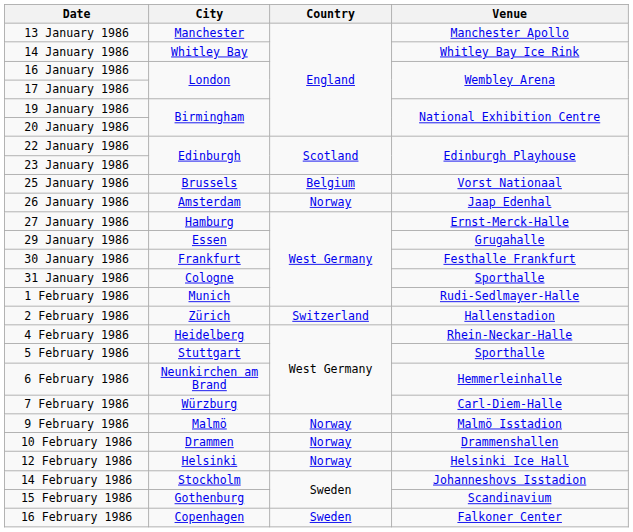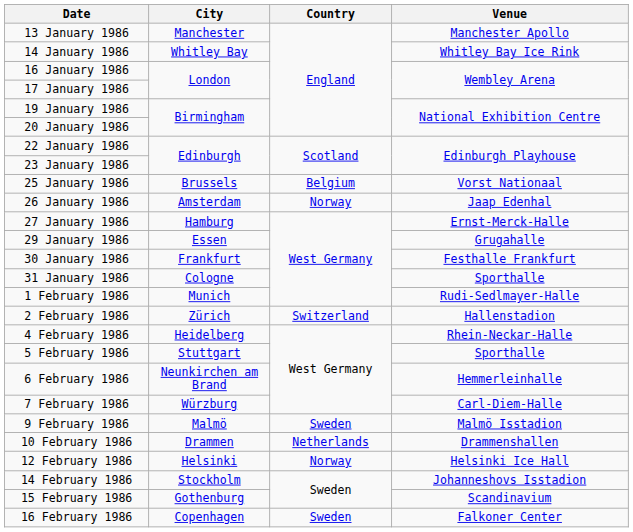(331, 423) Norway -> (331, 423) Sweden
(331, 442) Norway -> (331, 442) Netherlands
